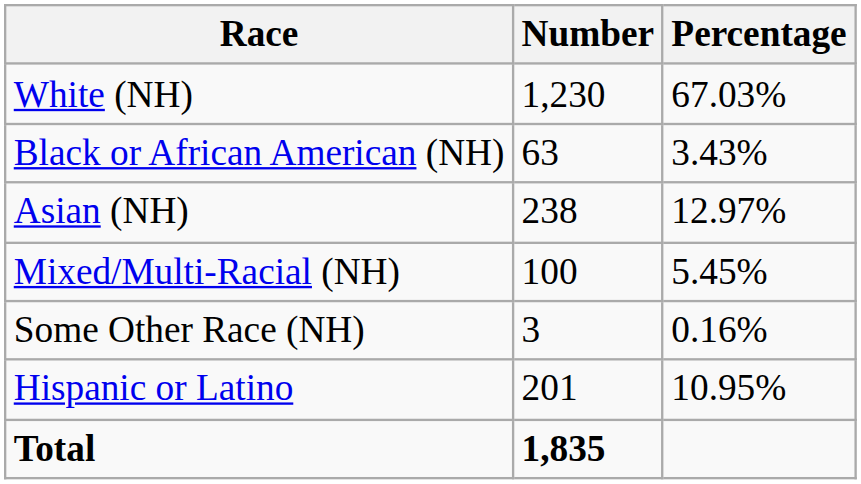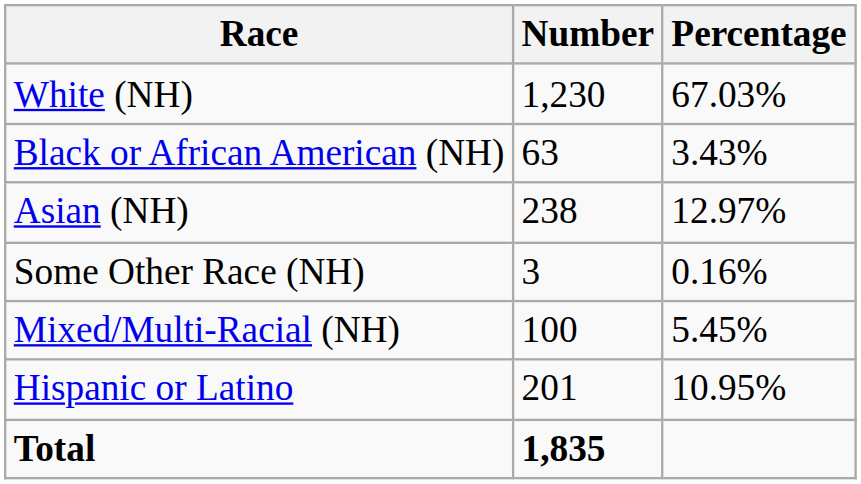rows swapped: (189, 329) <-> (207, 270)
